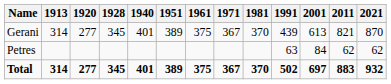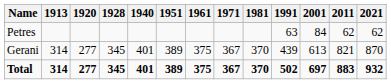rows swapped: (23, 32) <-> (21, 50)
